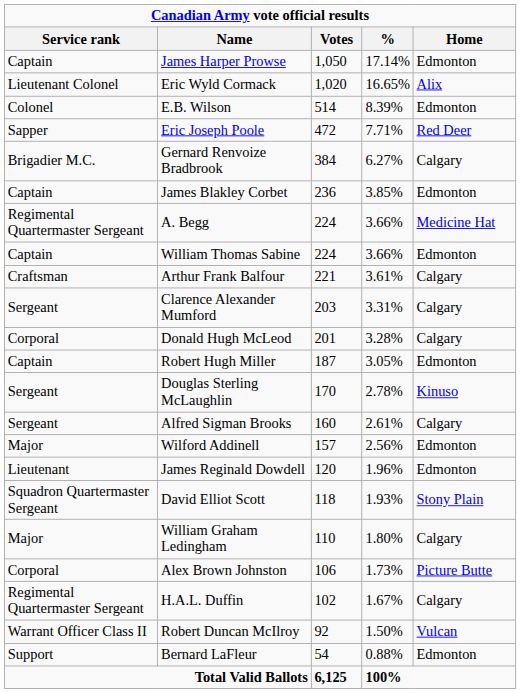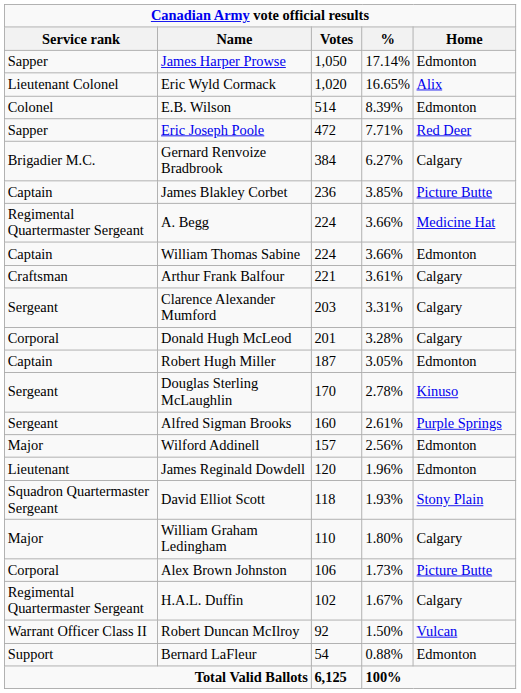(30, 61) Captain -> (28, 61) Sapper
(447, 191) Edmonton -> (454, 191) Picture Butte
(439, 423) Calgary -> (459, 423) Purple Springs
